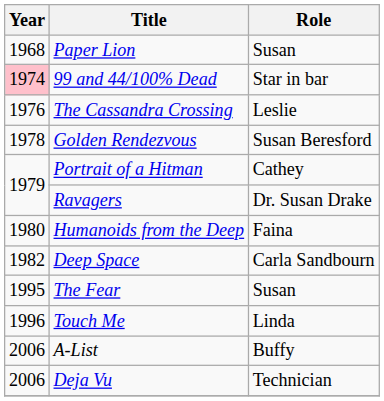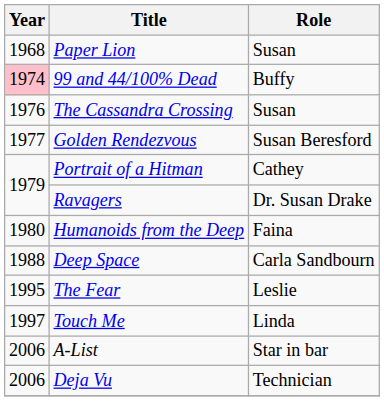(290, 79) Star in bar -> (274, 79) Buffy
(275, 110) Leslie -> (274, 110) Susan
(27, 140) 1978 -> (27, 140) 1977
(27, 260) 1982 -> (27, 260) 1988
(274, 290) Susan -> (275, 290) Leslie
(27, 320) 1996 -> (27, 320) 1997
(274, 350) Buffy -> (290, 350) Star in bar
